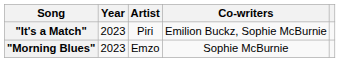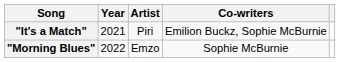(113, 31) 2023 -> (113, 31) 2021
(113, 48) 2023 -> (113, 48) 2022
